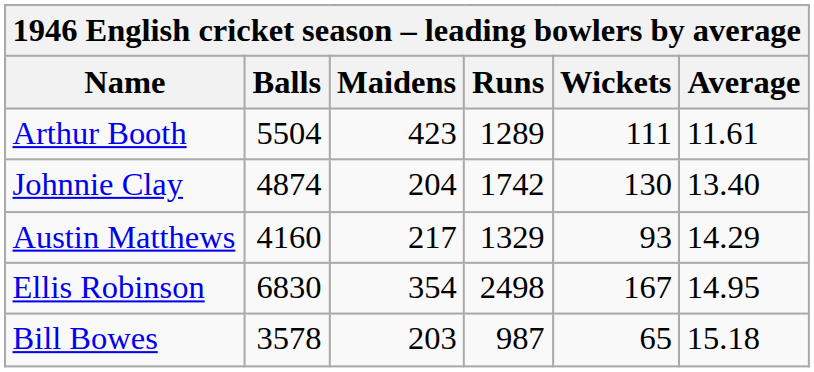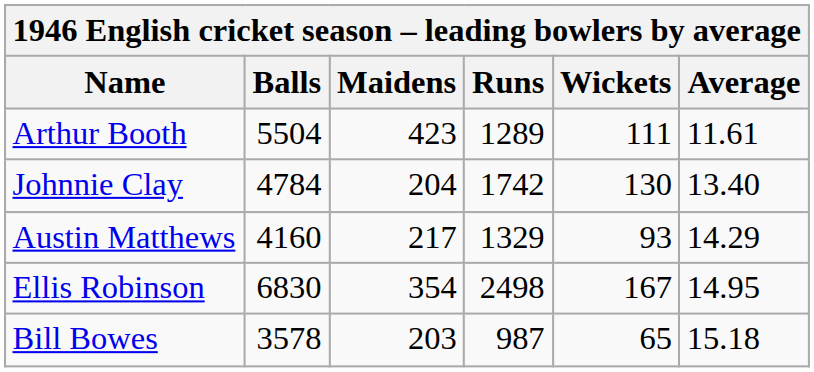(289, 184) 4874 -> (289, 184) 4784
